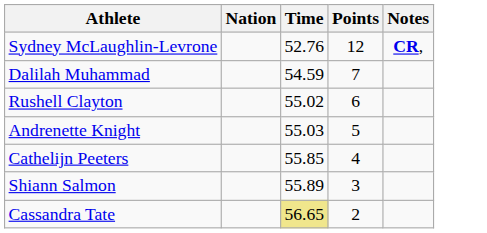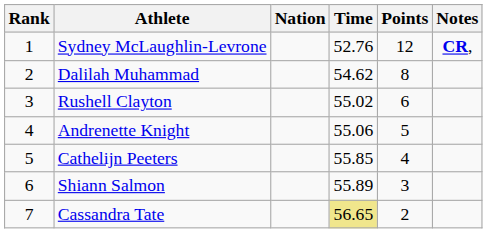+ column: (29, 18)
(304, 74) 54.59 -> (353, 74) 54.62
(356, 74) 7 -> (405, 74) 8
(304, 130) 55.03 -> (353, 130) 55.06
